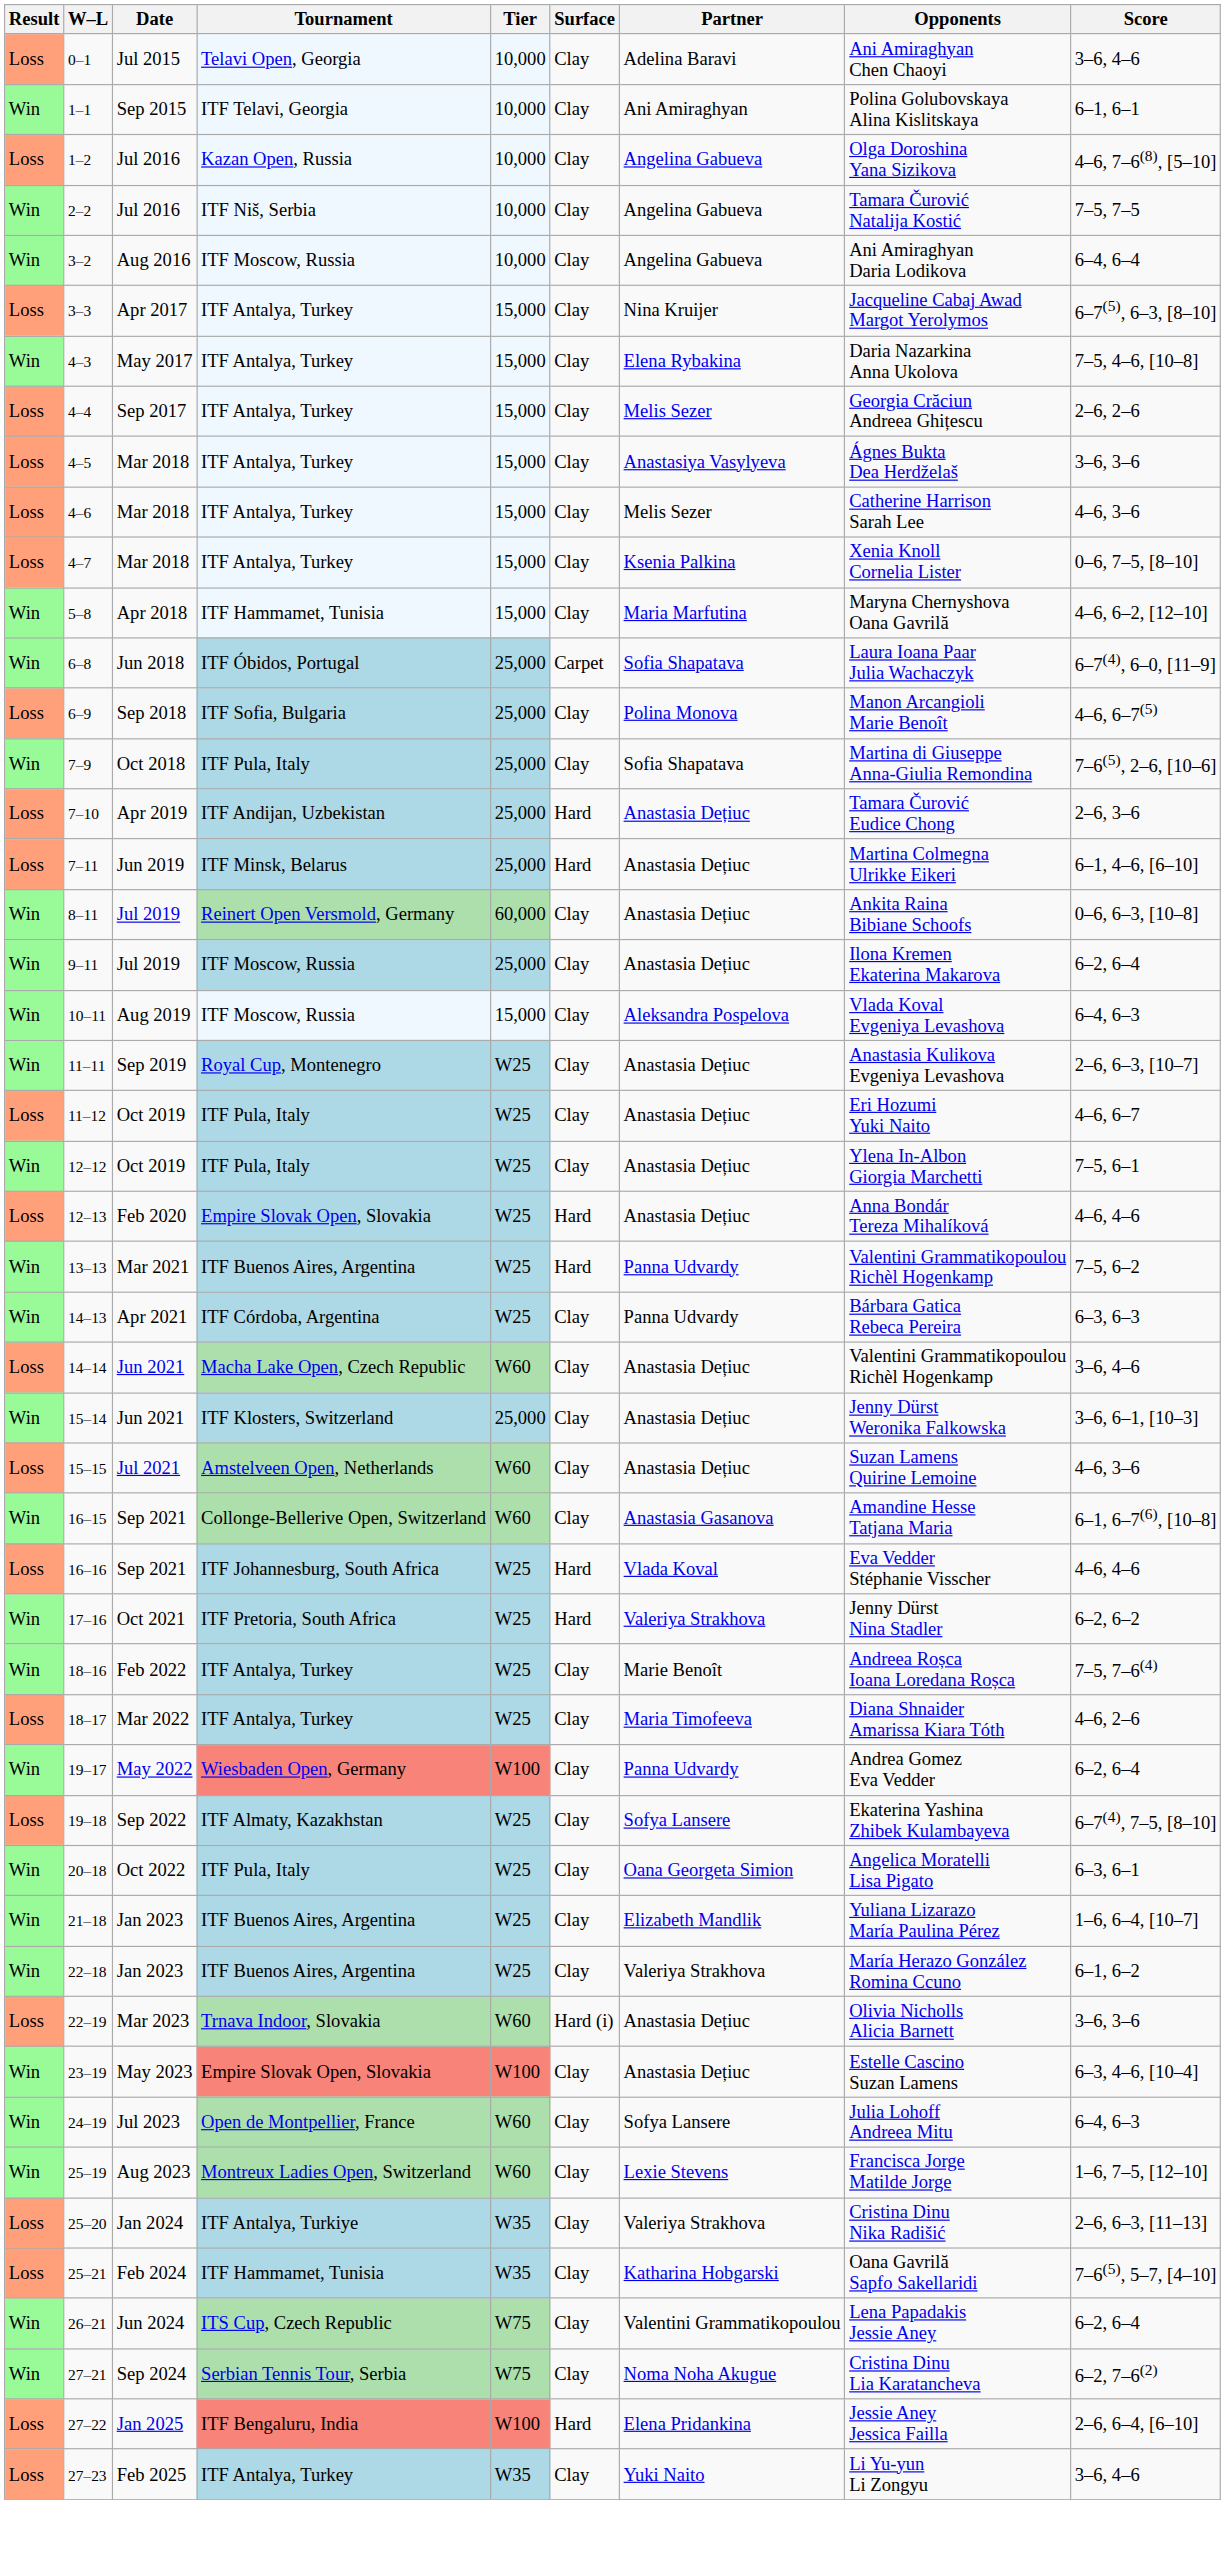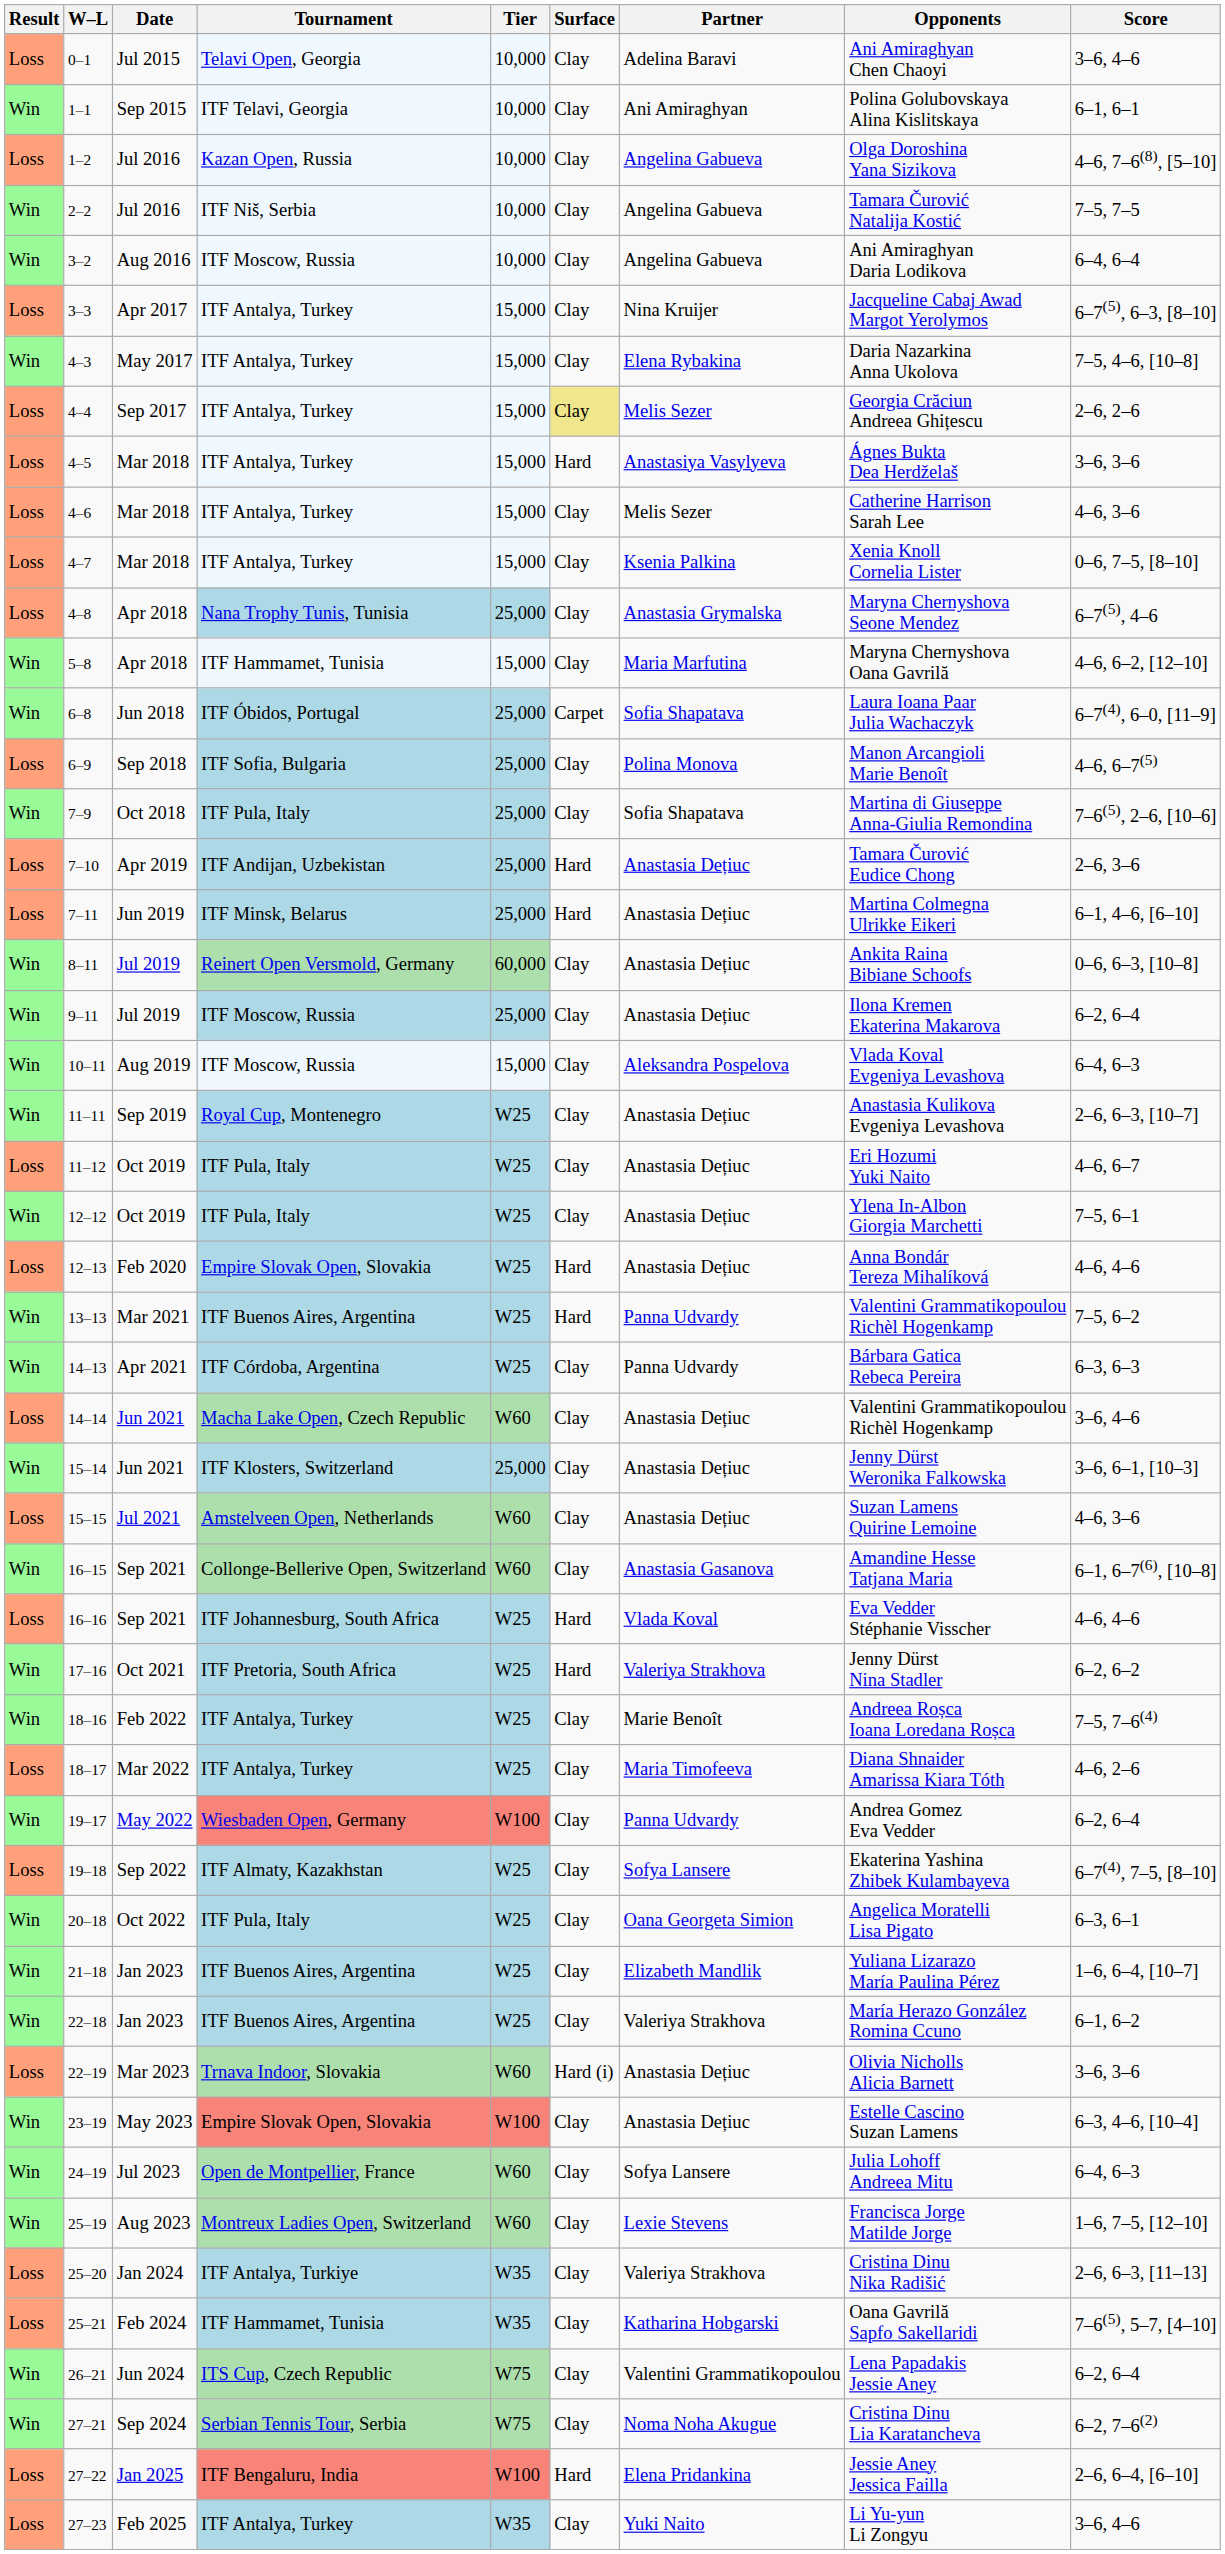(572, 411) no background -> (572, 411) khaki background
(572, 461) Clay -> (573, 461) Hard
+ row: (80, 613)
